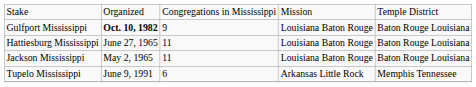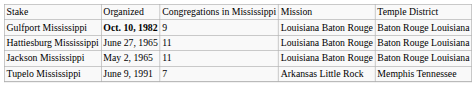(165, 74) 6 -> (165, 74) 7
